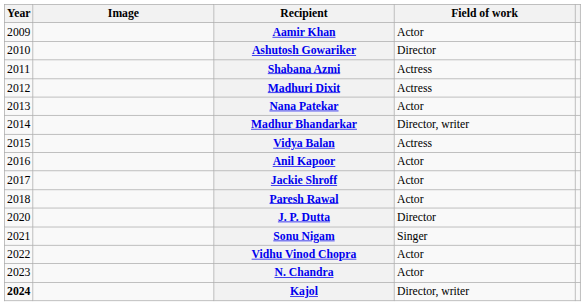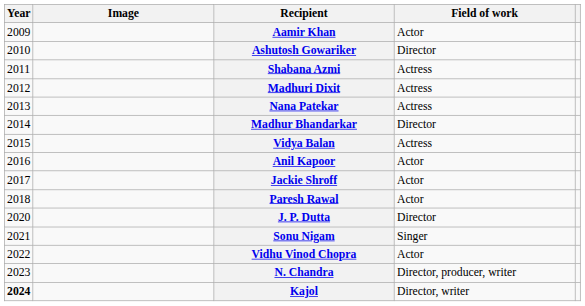(410, 106) Actor -> (414, 106) Actress
(433, 124) Director, writer -> (416, 124) Director
(410, 273) Actor -> (456, 273) Director, producer, writer
